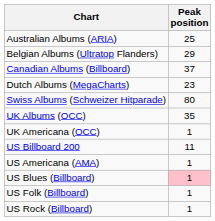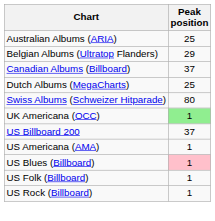(190, 85) 23 -> (190, 85) 25
- row: (46, 116)
(190, 131) no background -> (190, 116) lightgreen background
(190, 147) 11 -> (190, 131) 37
